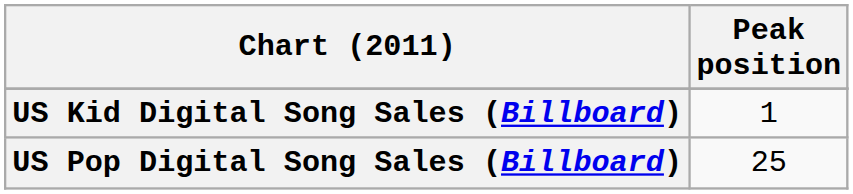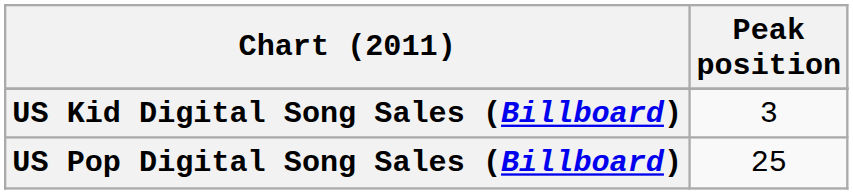(769, 114) 1 -> (769, 114) 3
